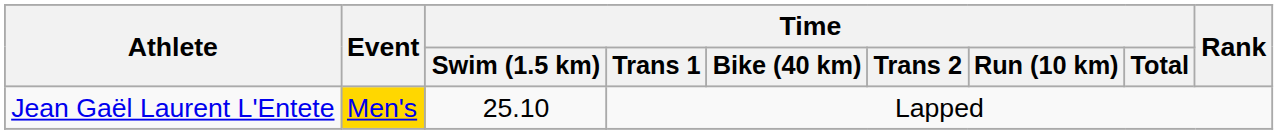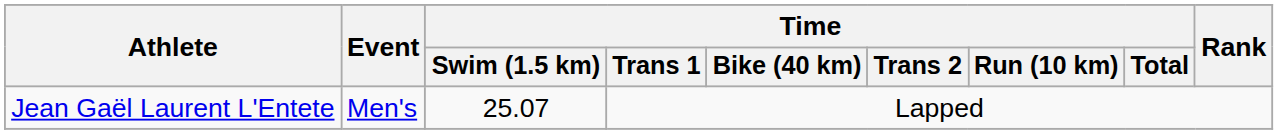(382, 108) gold background -> (382, 108) no background
(516, 108) 25.10 -> (516, 108) 25.07
